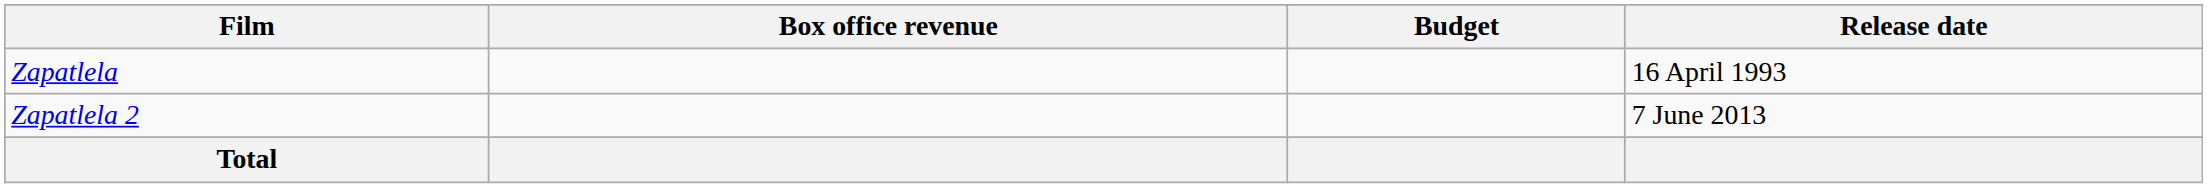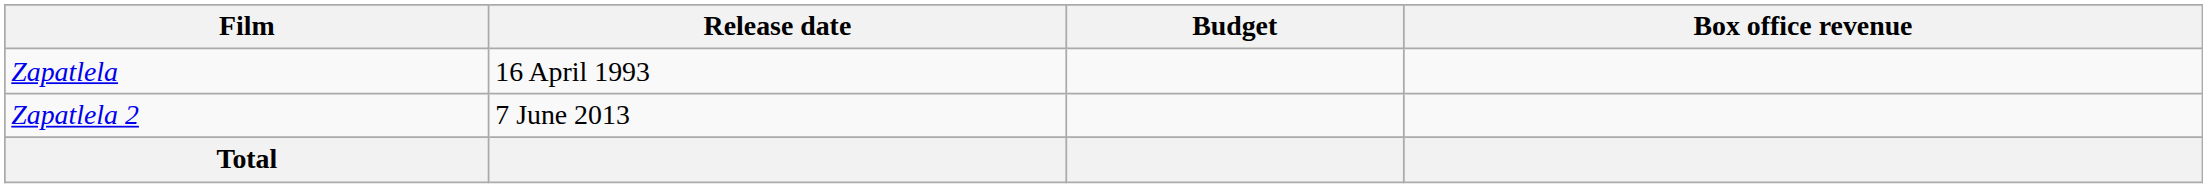columns swapped: (1914, 26) <-> (888, 26)
